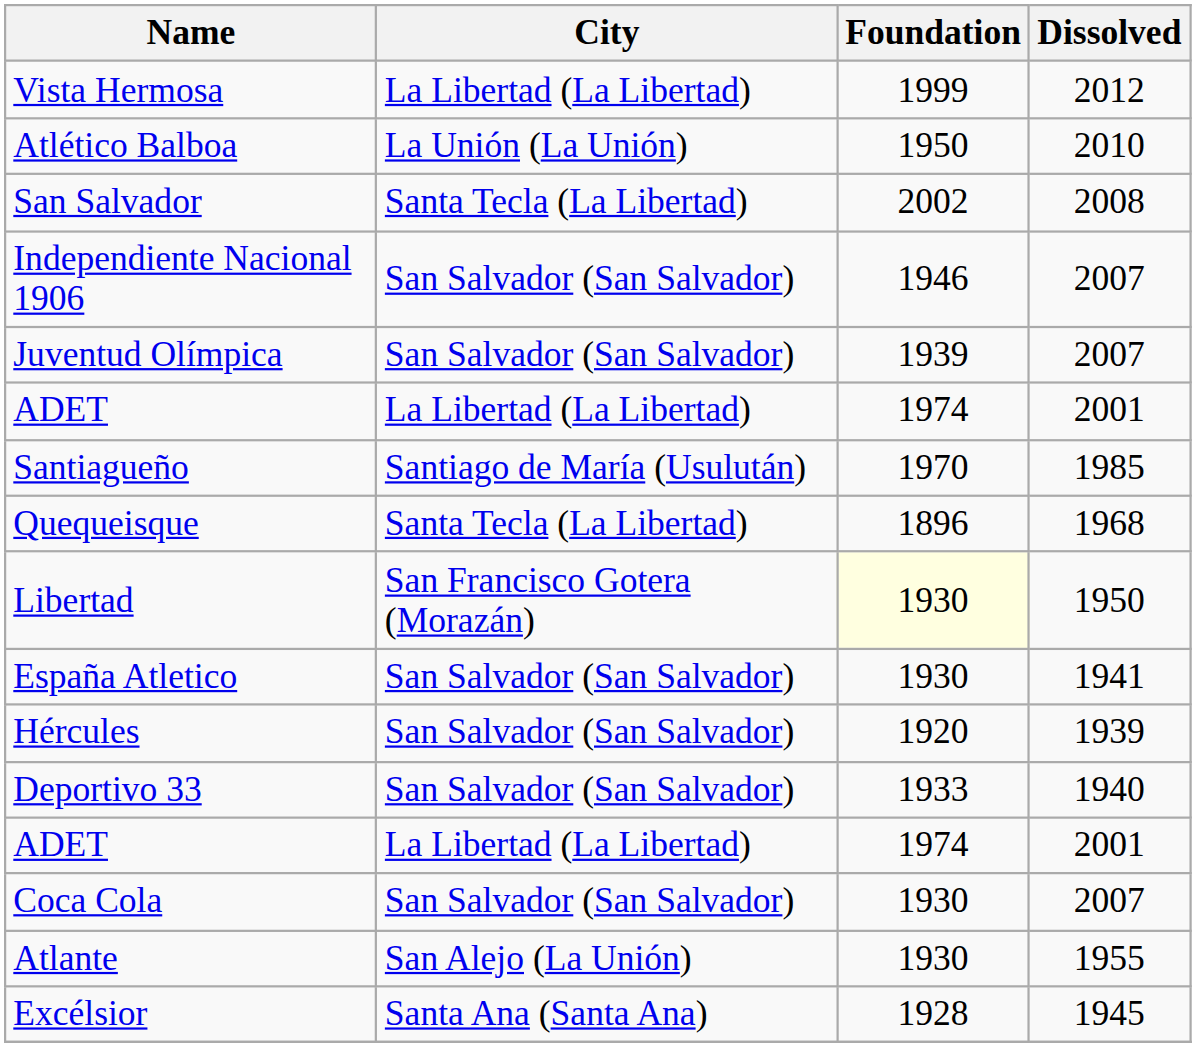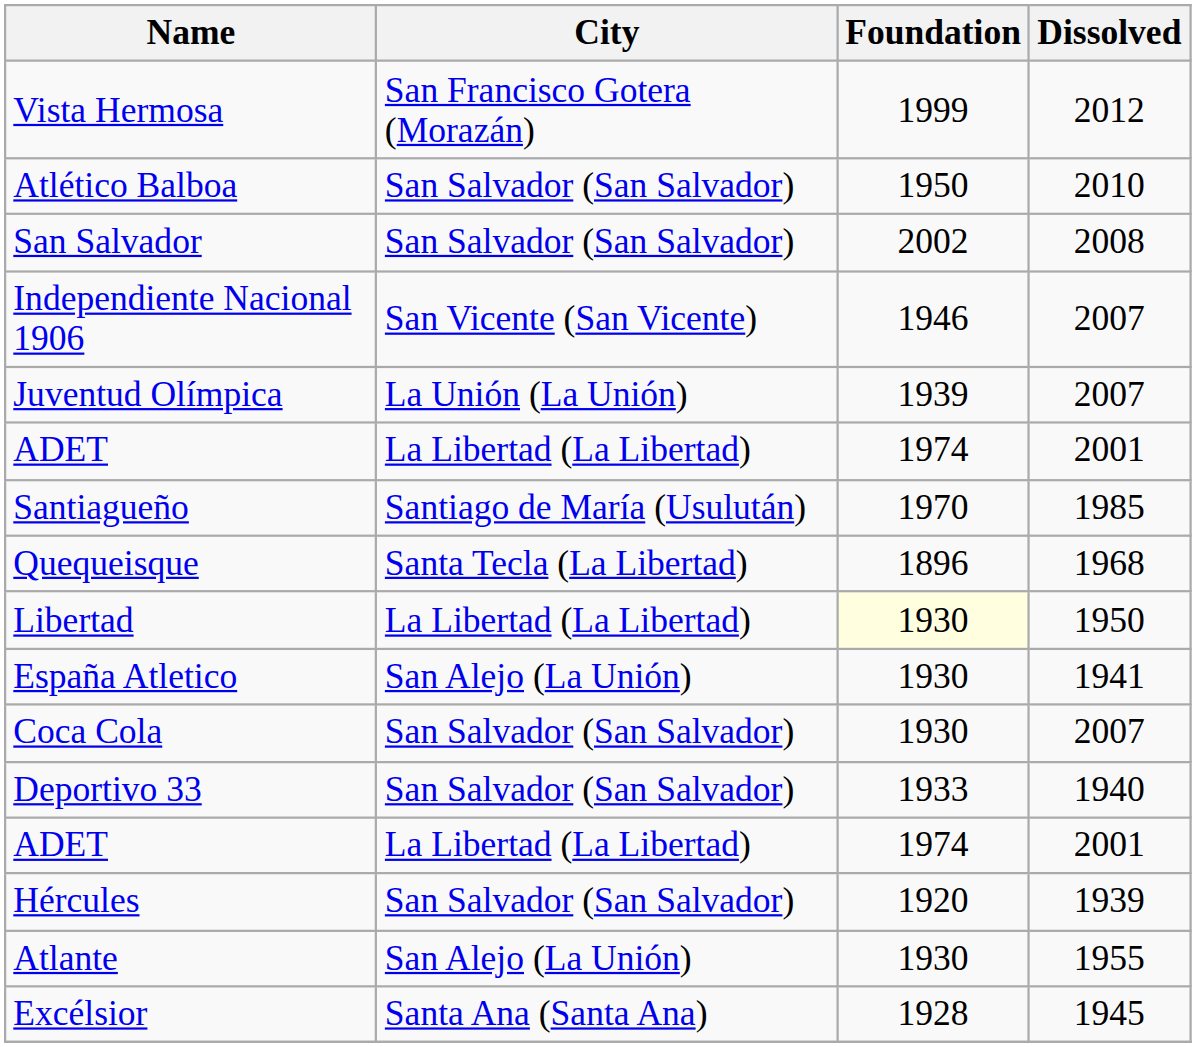(568, 88) La Libertad (La Libertad) -> (538, 108) San Francisco Gotera (Morazán)
(536, 145) La Unión (La Unión) -> (590, 185) San Salvador (San Salvador)
(566, 201) Santa Tecla (La Libertad) -> (590, 241) San Salvador (San Salvador)
(590, 277) San Salvador (San Salvador) -> (571, 317) San Vicente (San Vicente)
(590, 354) San Salvador (San Salvador) -> (536, 394) La Unión (La Unión)
(538, 599) San Francisco Gotera (Morazán) -> (568, 619) La Libertad (La Libertad)
(590, 675) San Salvador (San Salvador) -> (538, 675) San Alejo (La Unión)
rows swapped: (76, 732) <-> (88, 901)
